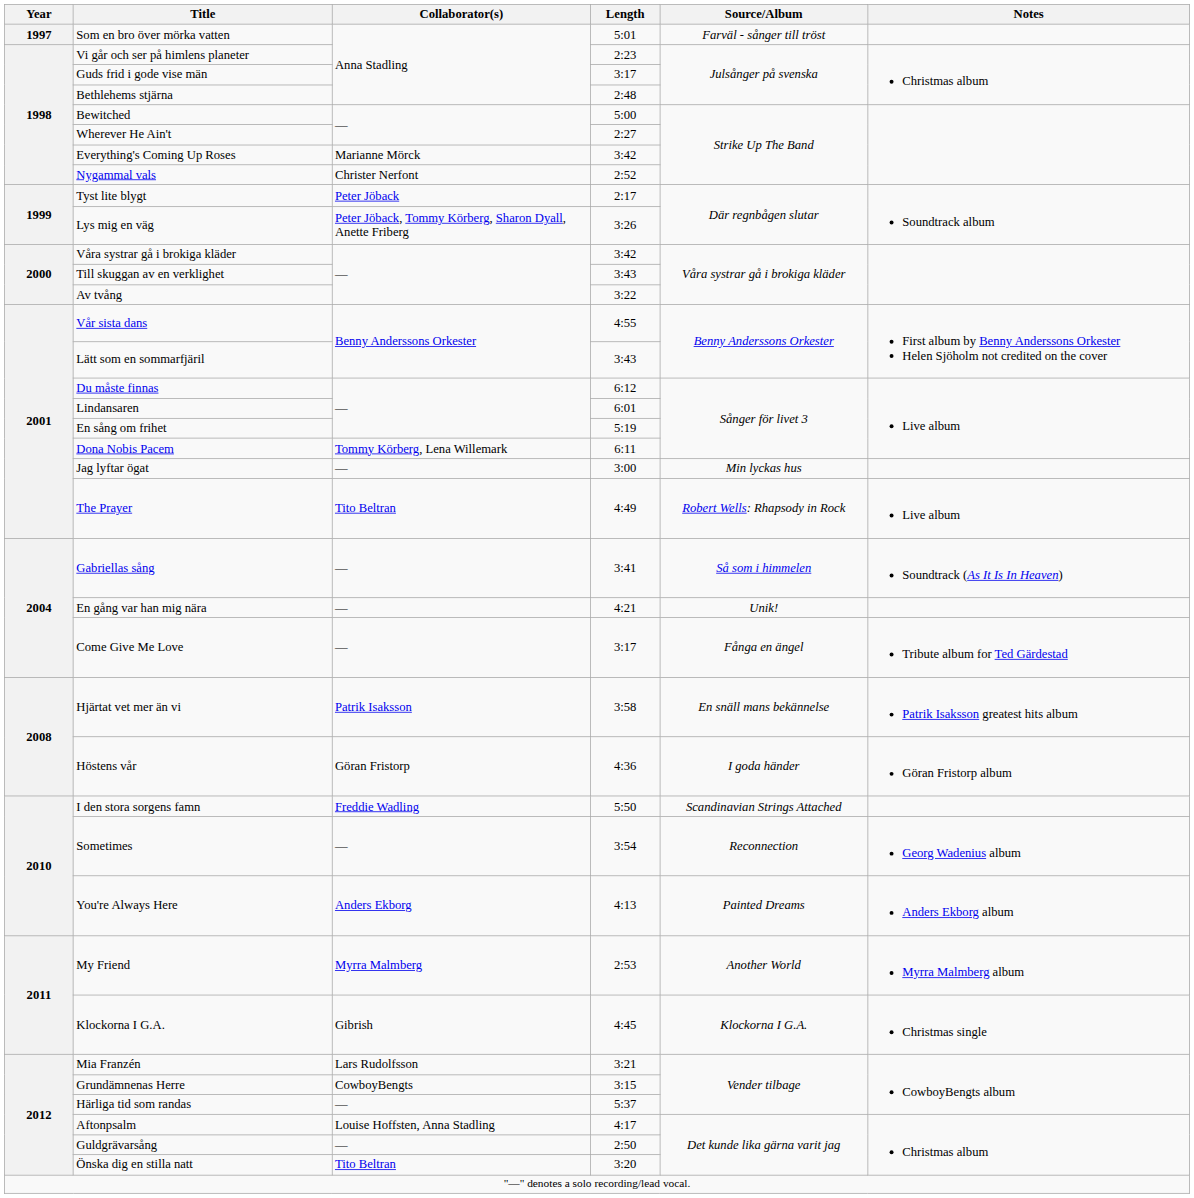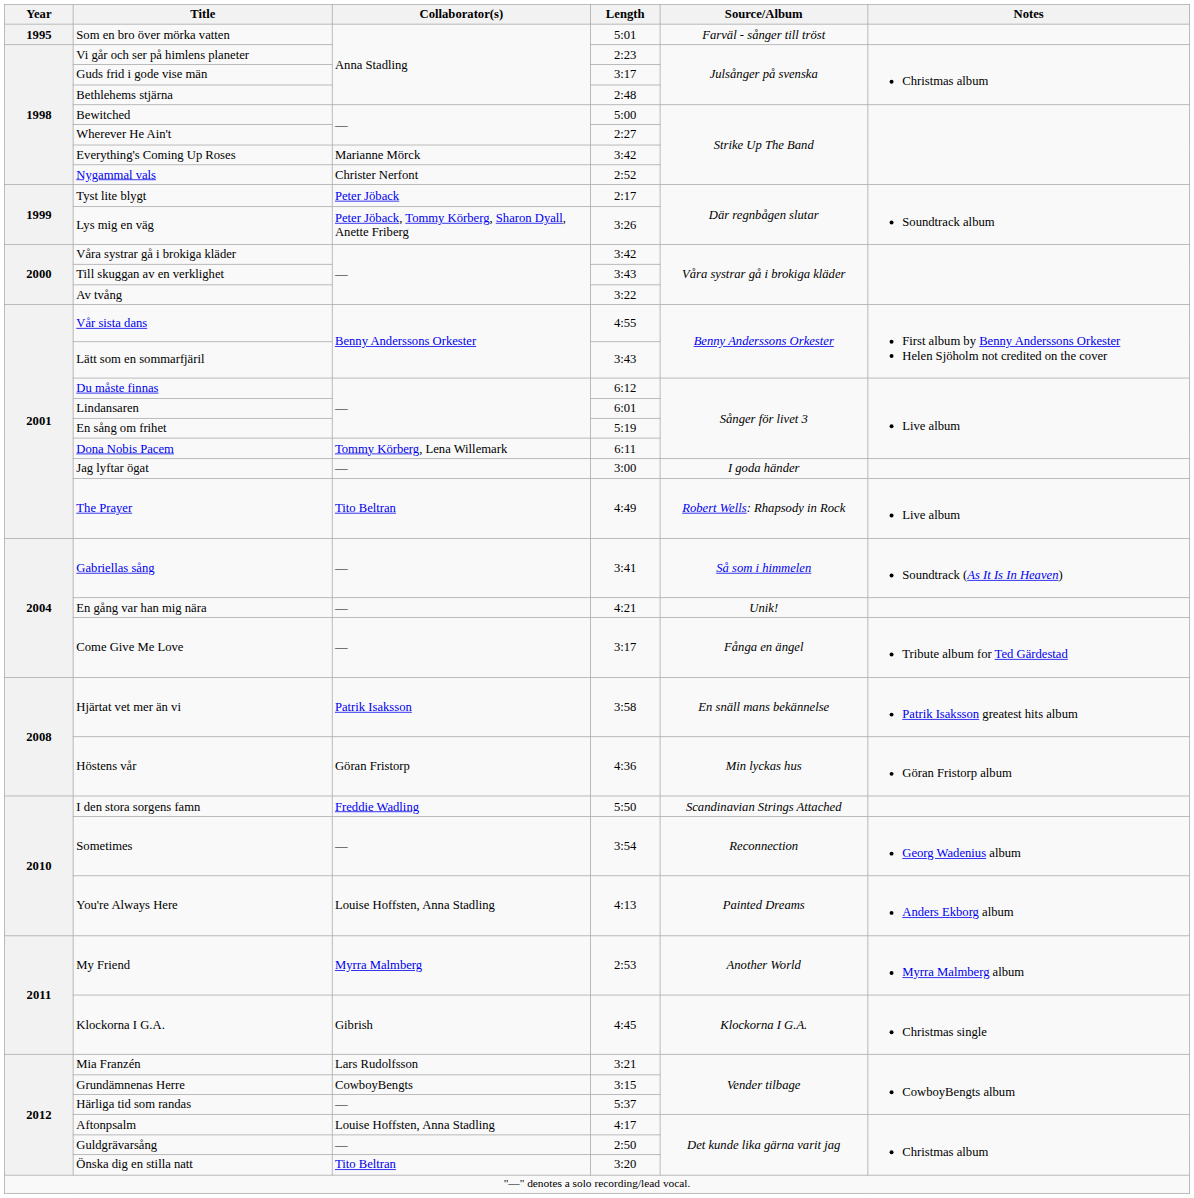(39, 34) 1997 -> (39, 34) 1995
(764, 468) Min lyckas hus -> (764, 468) I goda händer
(764, 766) I goda händer -> (764, 766) Min lyckas hus
(373, 905) Anders Ekborg -> (415, 905) Louise Hoffsten, Anna Stadling
